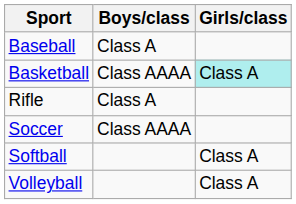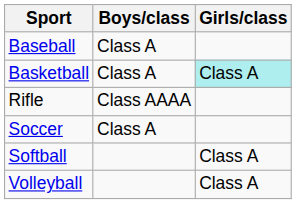(144, 73) Class AAAA -> (127, 73) Class A
(127, 101) Class A -> (144, 101) Class AAAA
(144, 128) Class AAAA -> (127, 128) Class A
